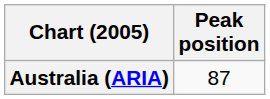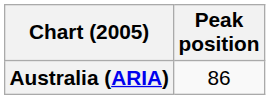(219, 77) 87 -> (219, 77) 86
